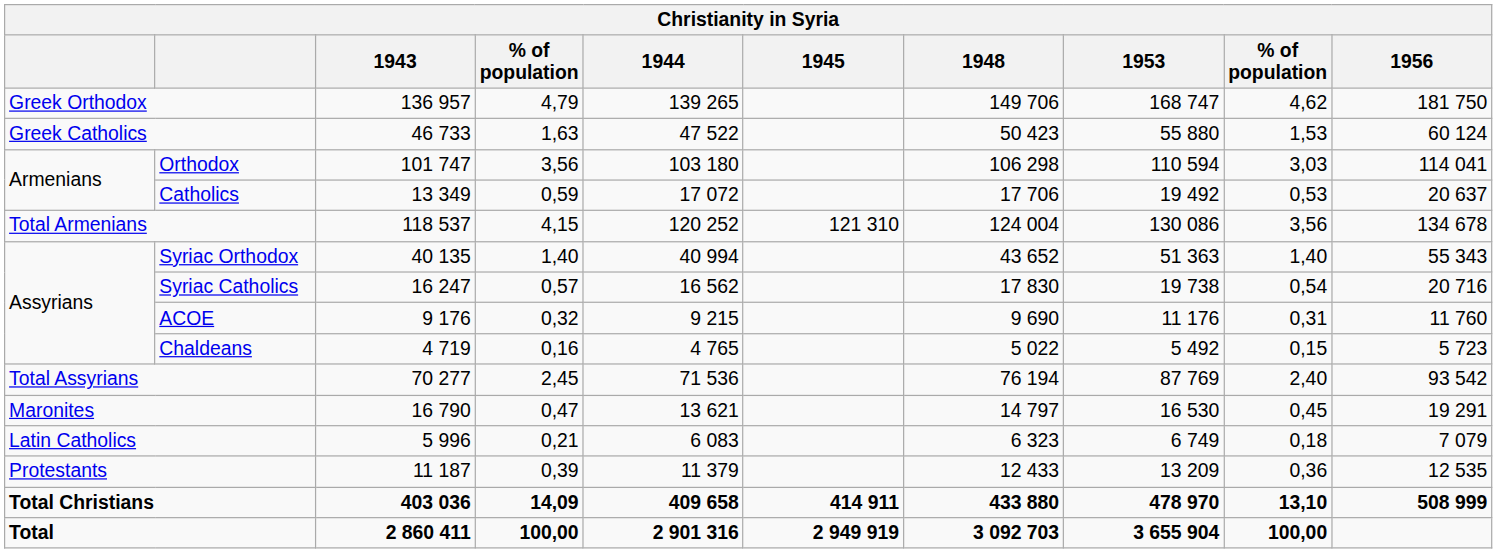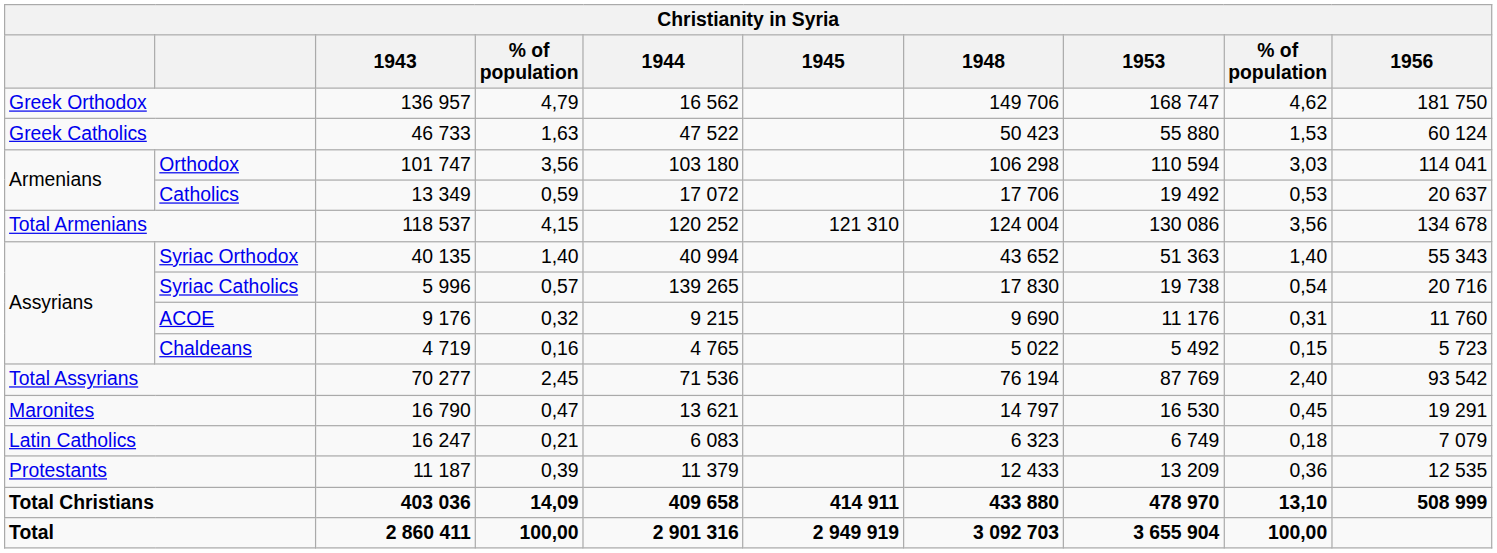(704, 103) 139 265 -> (709, 103) 16 562
(441, 287) 16 247 -> (447, 287) 5 996
(709, 287) 16 562 -> (704, 287) 139 265
(447, 440) 5 996 -> (441, 440) 16 247
